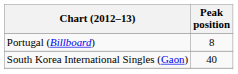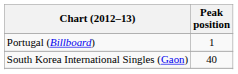(212, 42) 8 -> (212, 42) 1
